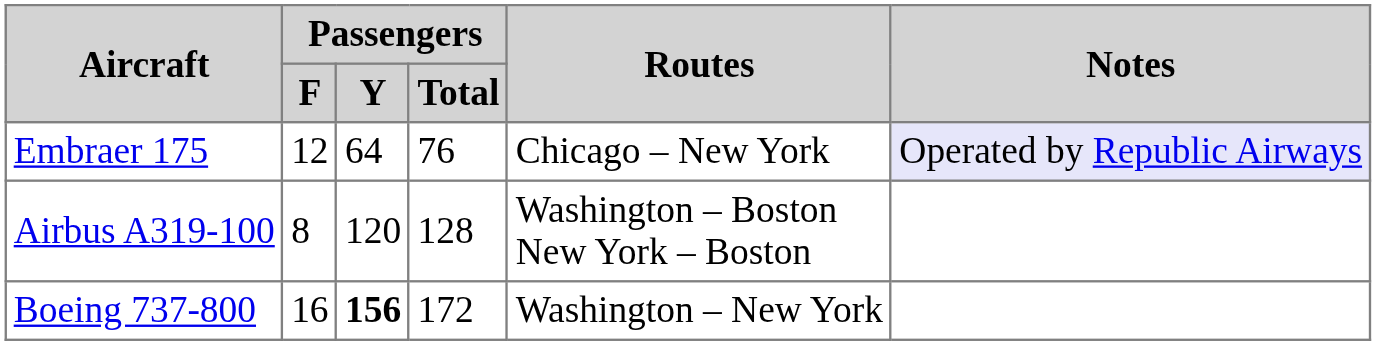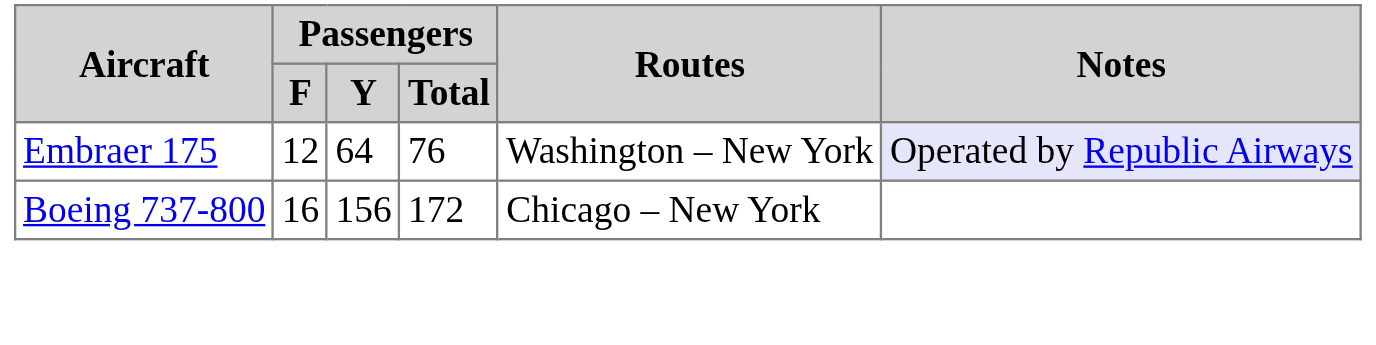(673, 150) Chicago – New York -> (690, 150) Washington – New York
- row: (144, 230)
(373, 309) bold -> (364, 209) normal
(699, 309) Washington – New York -> (663, 209) Chicago – New York
